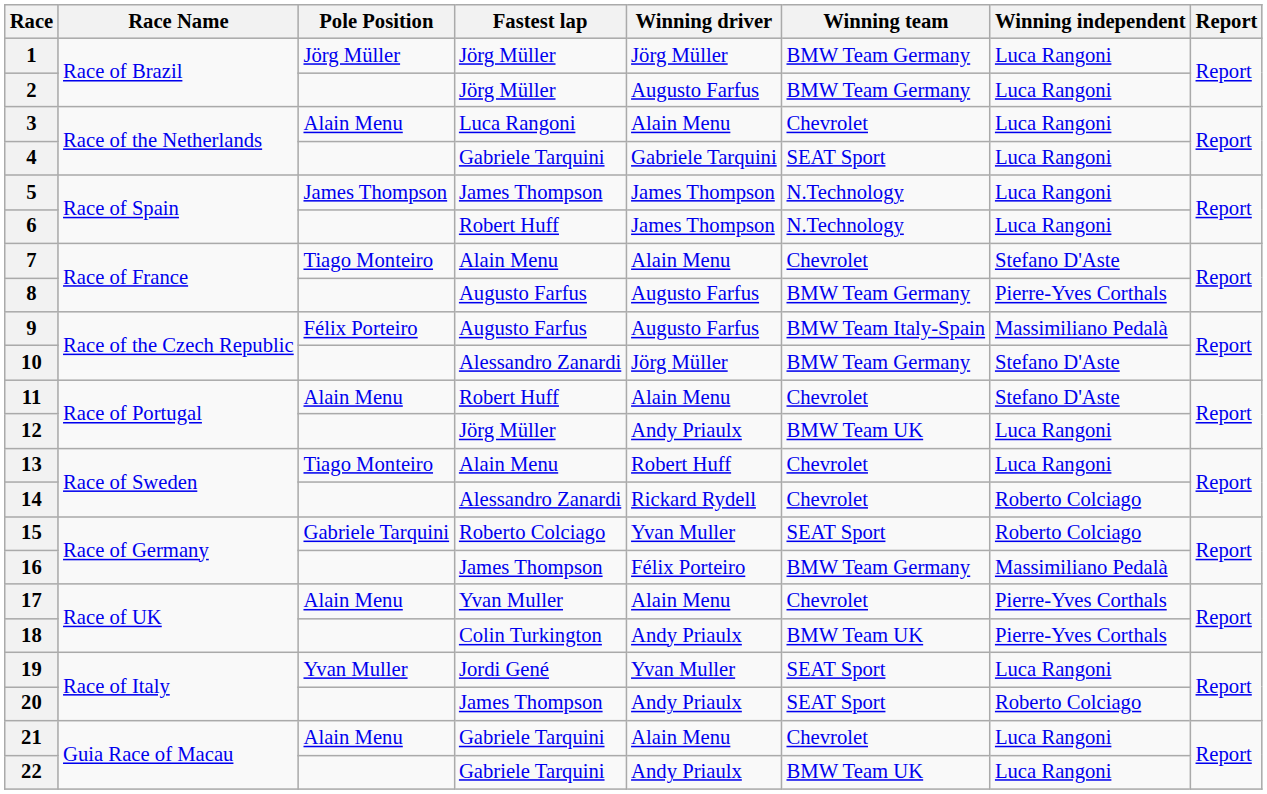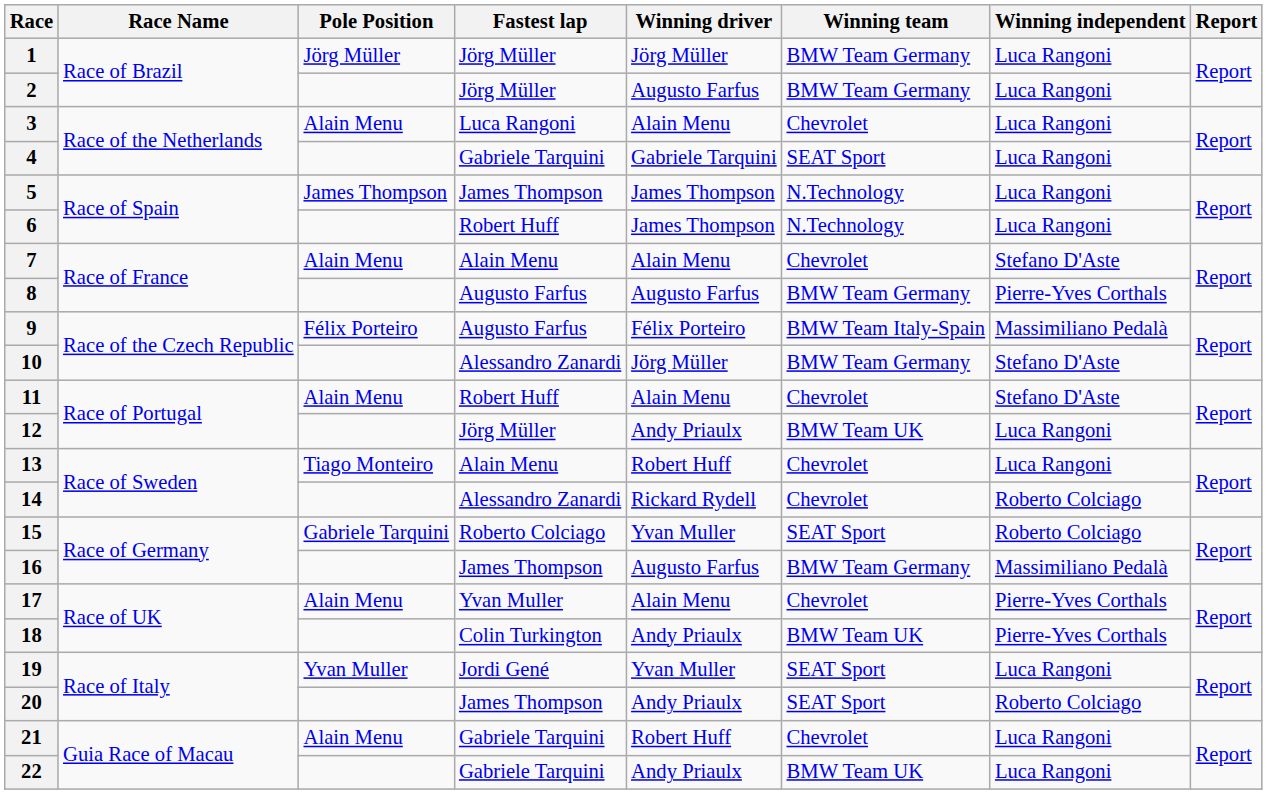(368, 259) Tiago Monteiro -> (353, 259) Alain Menu
(695, 328) Augusto Farfus -> (688, 328) Félix Porteiro
(688, 566) Félix Porteiro -> (695, 566) Augusto Farfus
(681, 737) Alain Menu -> (681, 737) Robert Huff
